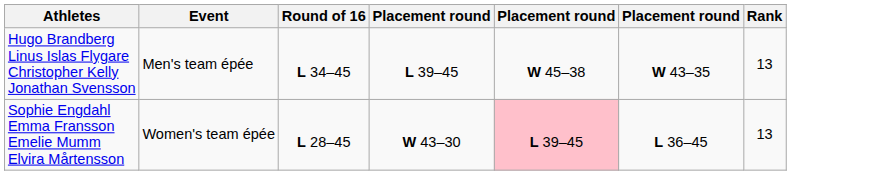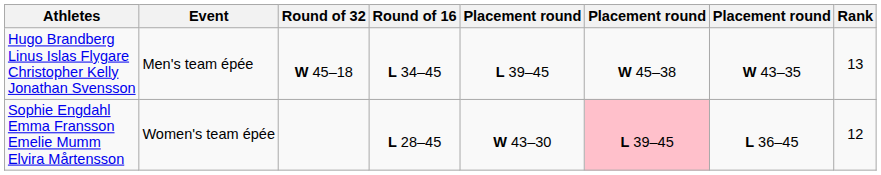+ column: (324, 16)
(765, 135) 13 -> (855, 135) 12
